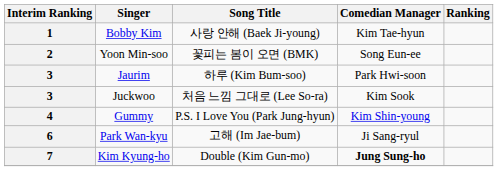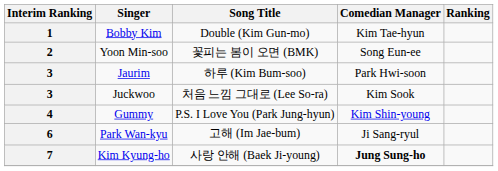(255, 33) 사랑 안해 (Baek Ji-young) -> (255, 32) Double (Kim Gun-mo)
(255, 156) Double (Kim Gun-mo) -> (255, 154) 사랑 안해 (Baek Ji-young)
